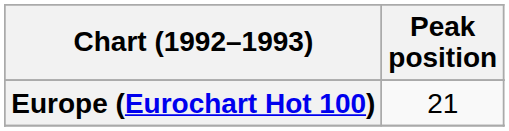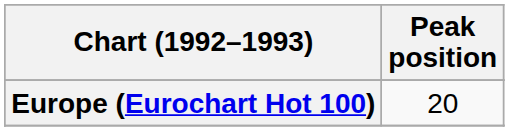(443, 102) 21 -> (443, 102) 20
